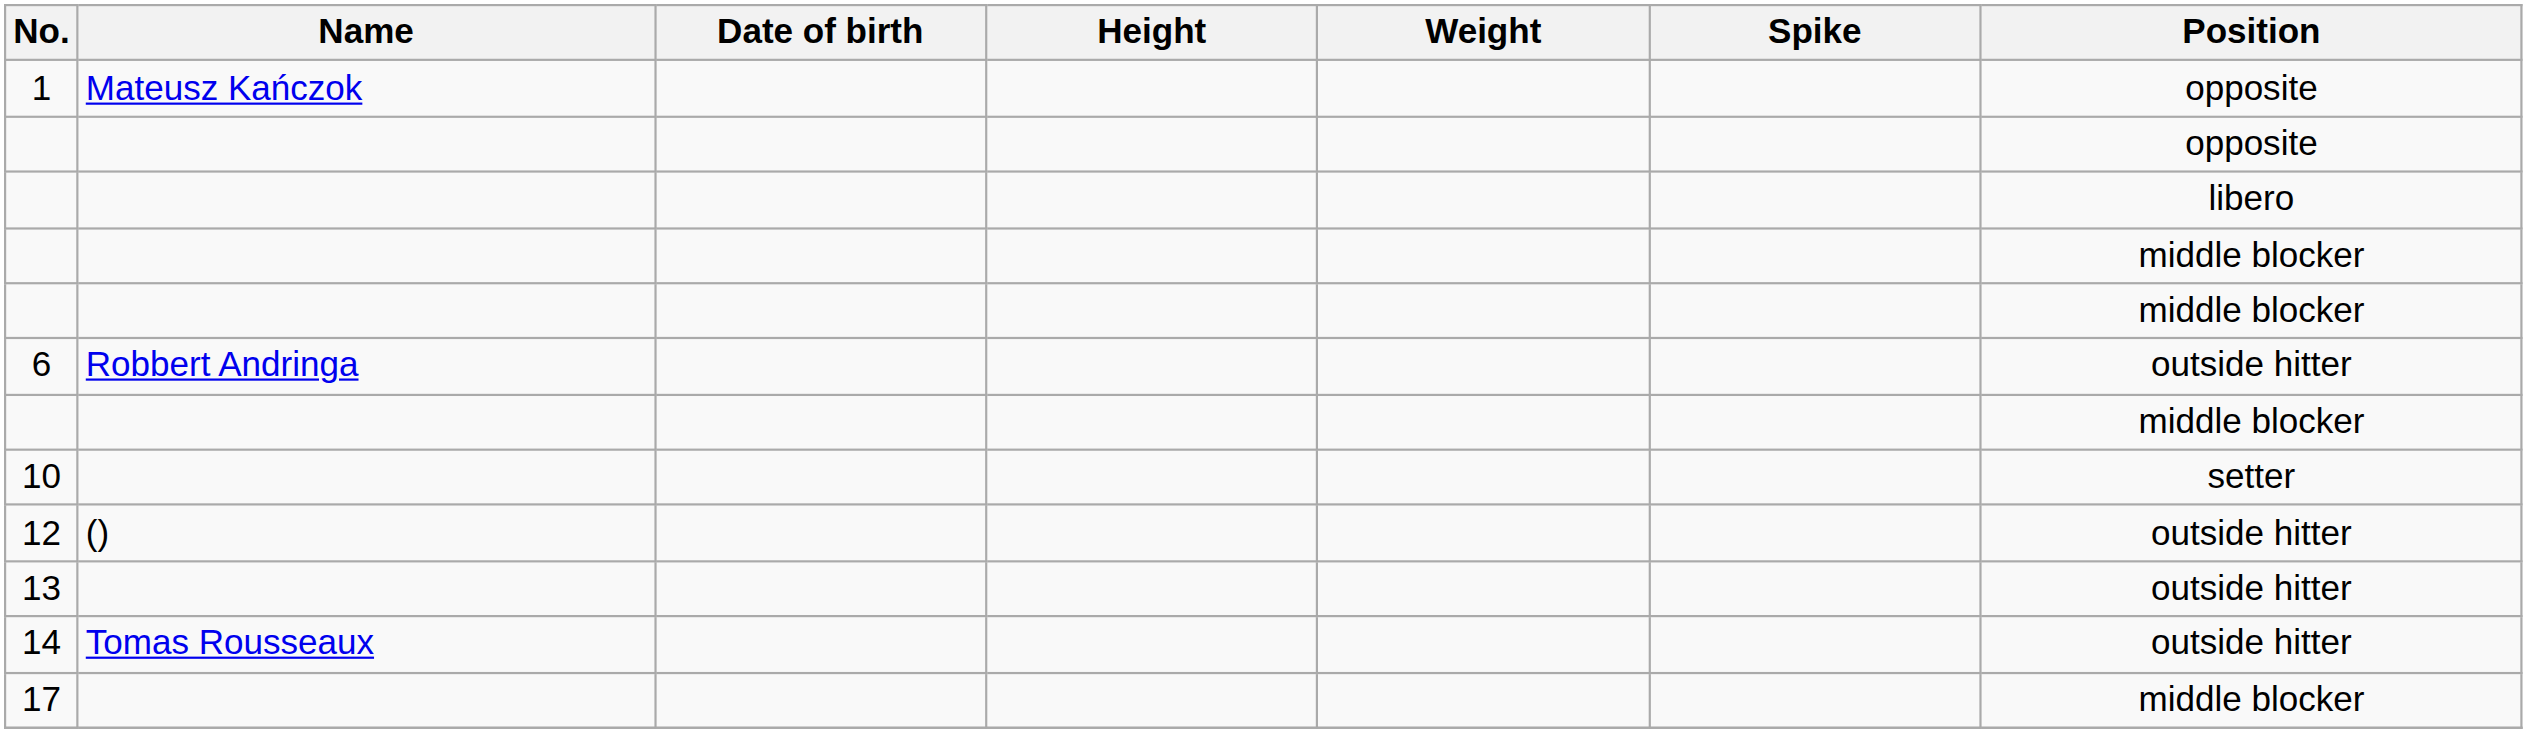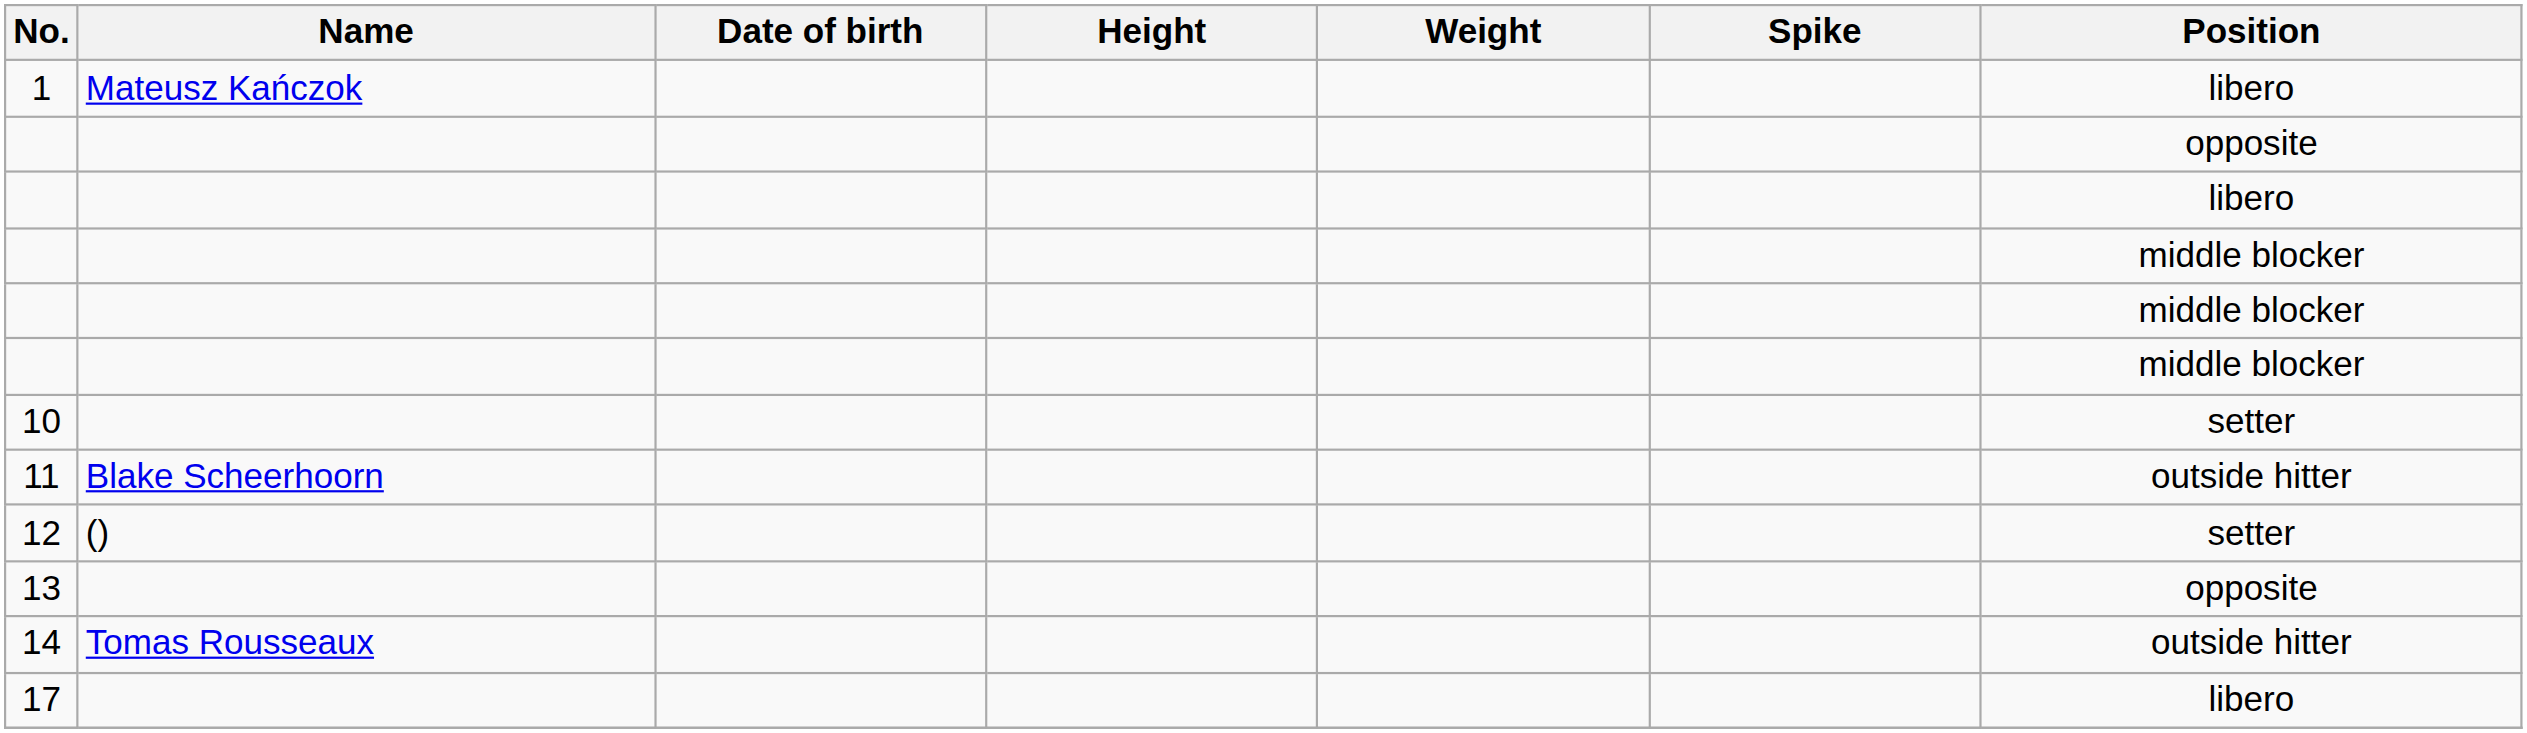(2251, 87) opposite -> (2251, 87) libero
- row: (41, 365)
+ row: (41, 476)
(2251, 532) outside hitter -> (2251, 532) setter
(2251, 587) outside hitter -> (2251, 587) opposite
(2251, 699) middle blocker -> (2251, 699) libero
